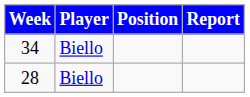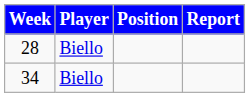rows swapped: (30, 77) <-> (30, 48)
